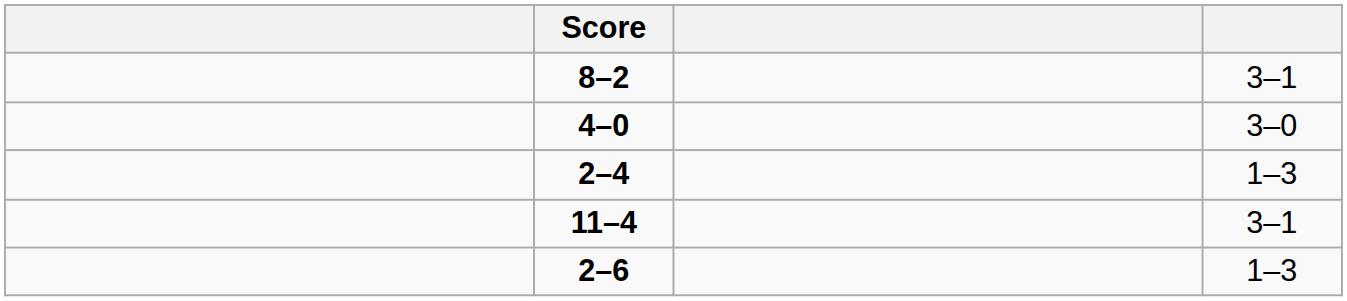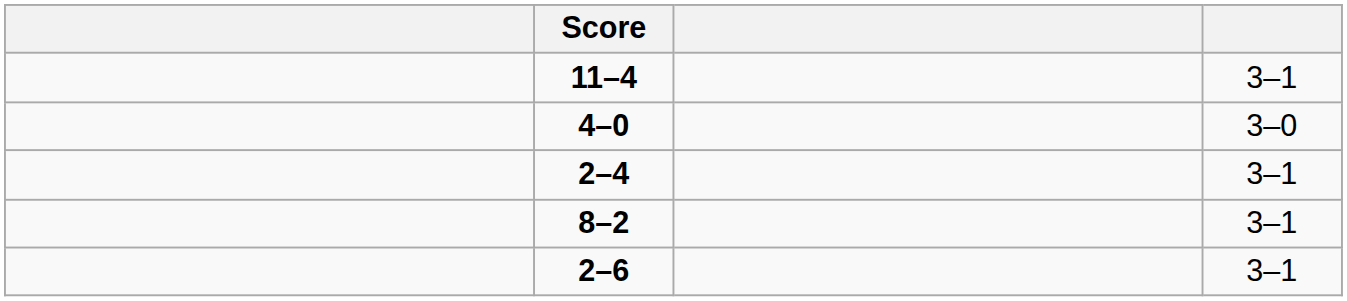rows swapped: (604, 77) <-> (604, 222)
(1272, 174) 1–3 -> (1272, 174) 3–1
(1272, 271) 1–3 -> (1272, 271) 3–1
